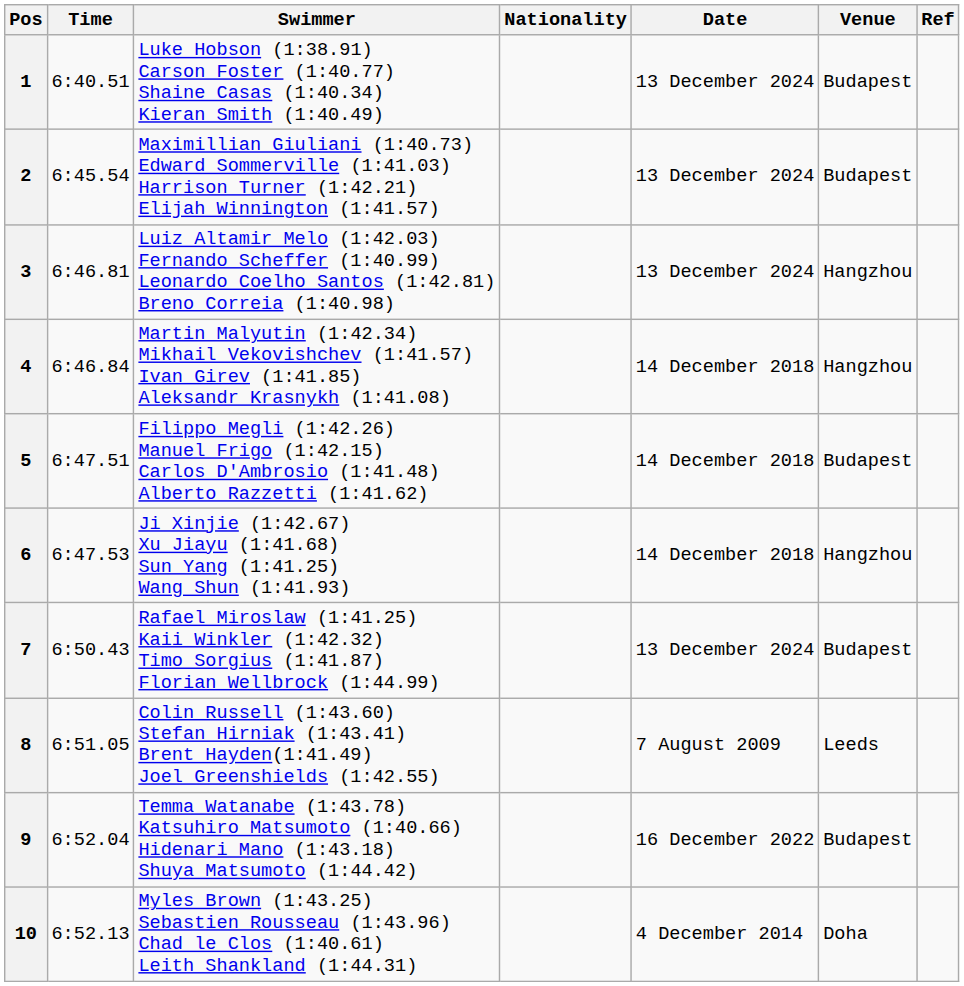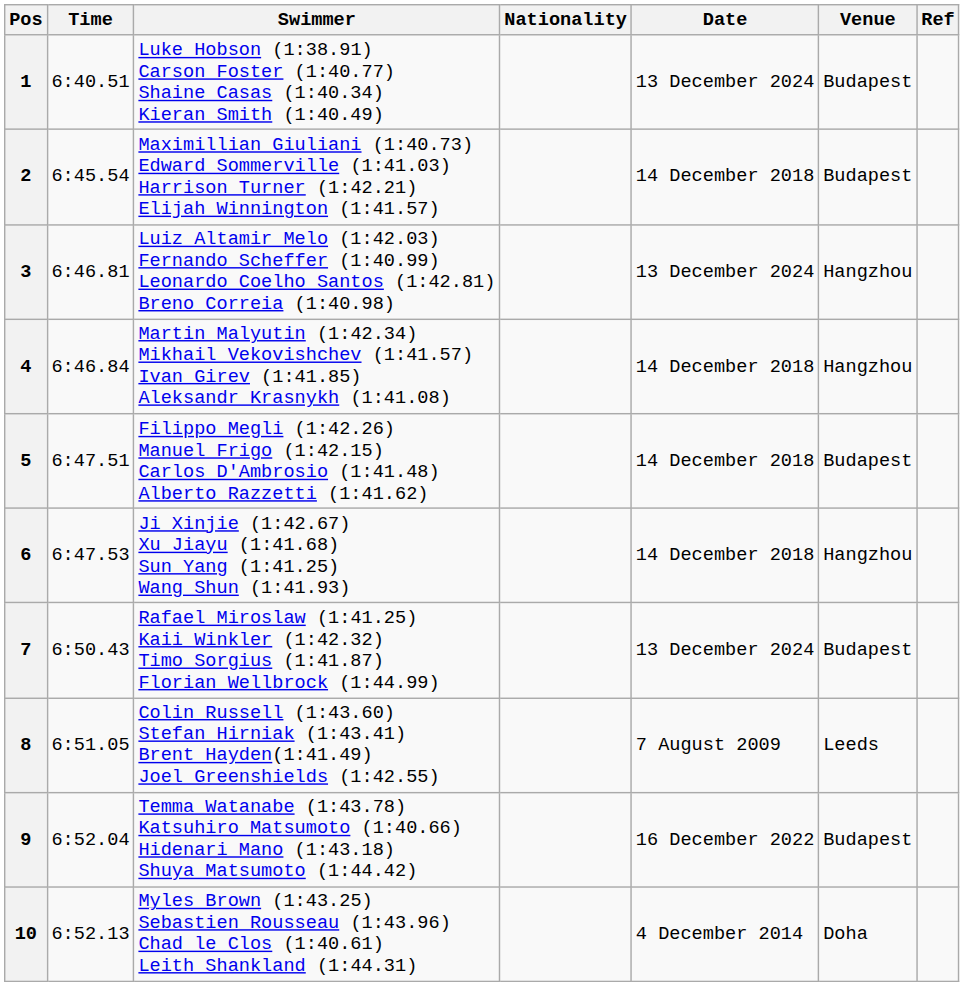(725, 177) 13 December 2024 -> (725, 177) 14 December 2018
